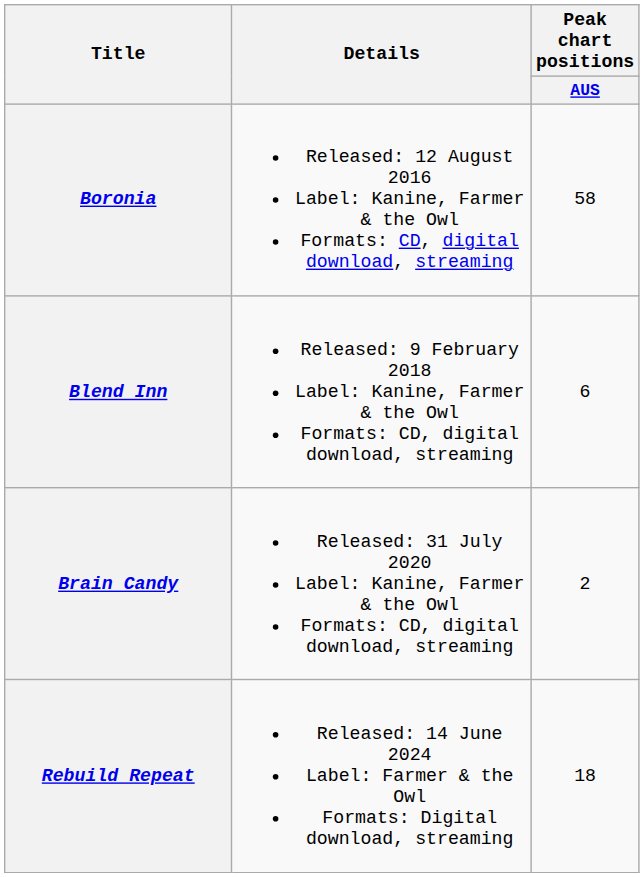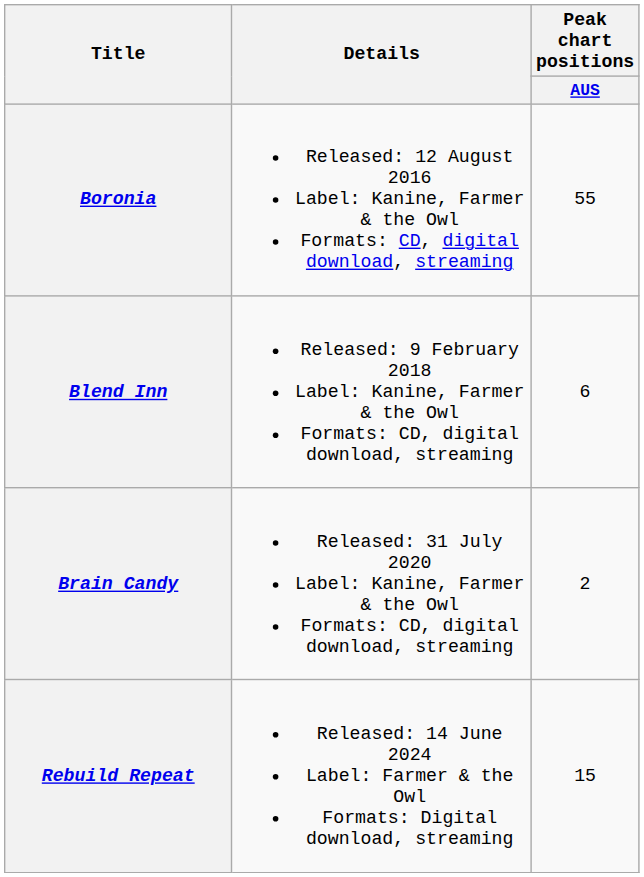(585, 200) 58 -> (585, 200) 55
(585, 776) 18 -> (585, 776) 15
